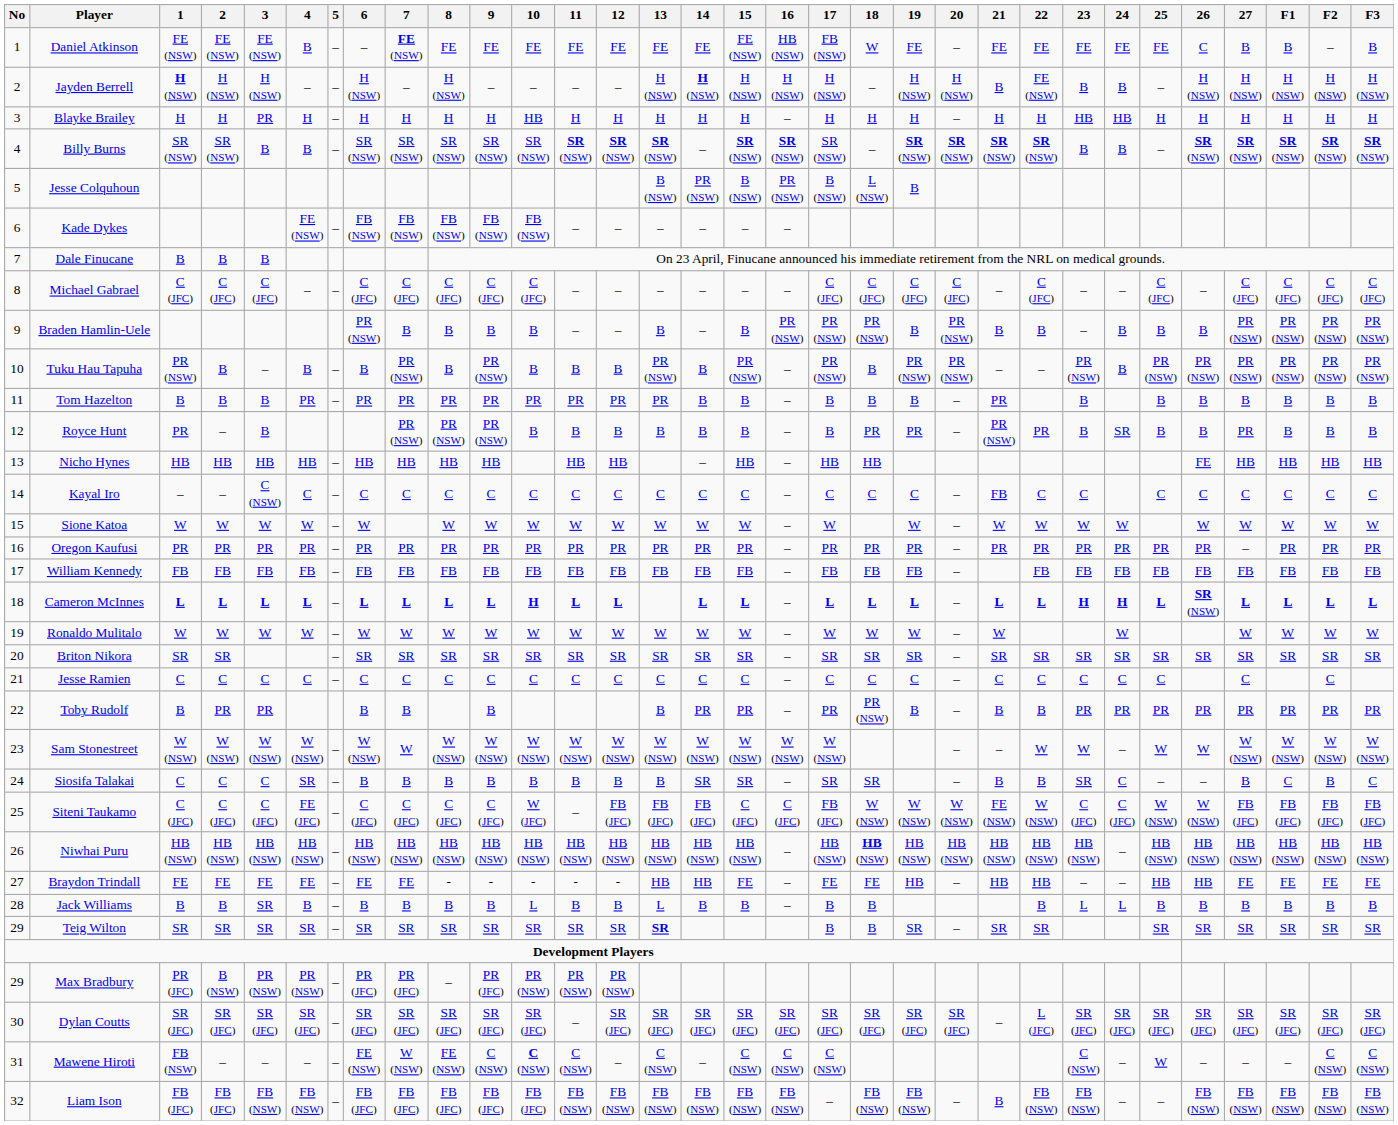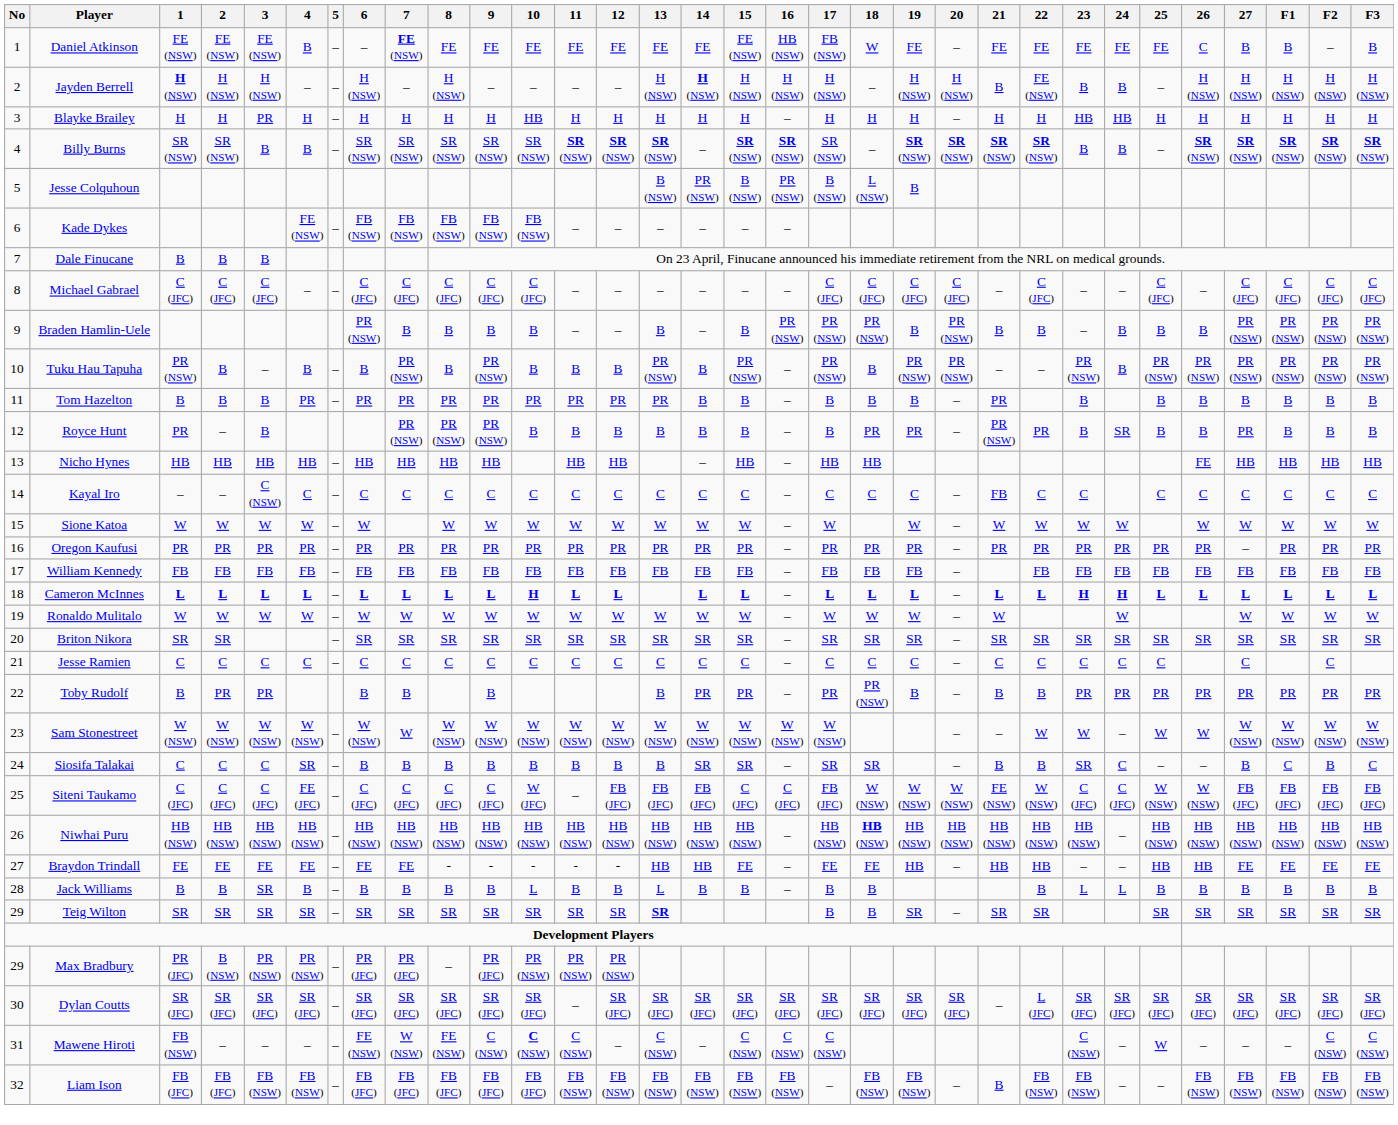(1203, 601) SR (NSW) -> (1203, 593) L
